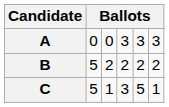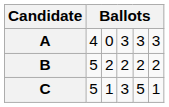(94, 41) 0 -> (94, 41) 4
